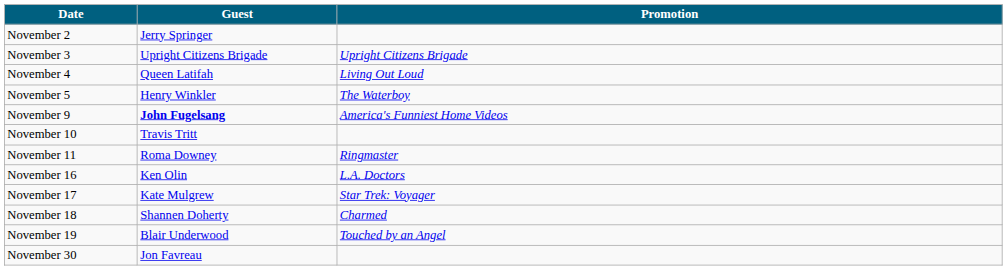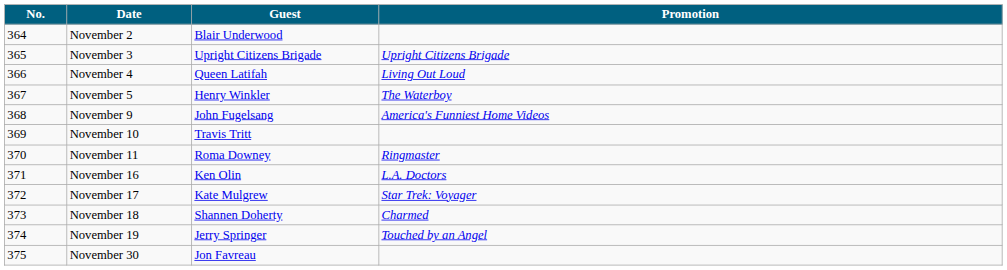+ column: (36, 14)
(176, 34) Jerry Springer -> (238, 34) Blair Underwood
(183, 114) bold -> (234, 114) normal
(184, 235) Blair Underwood -> (230, 235) Jerry Springer
